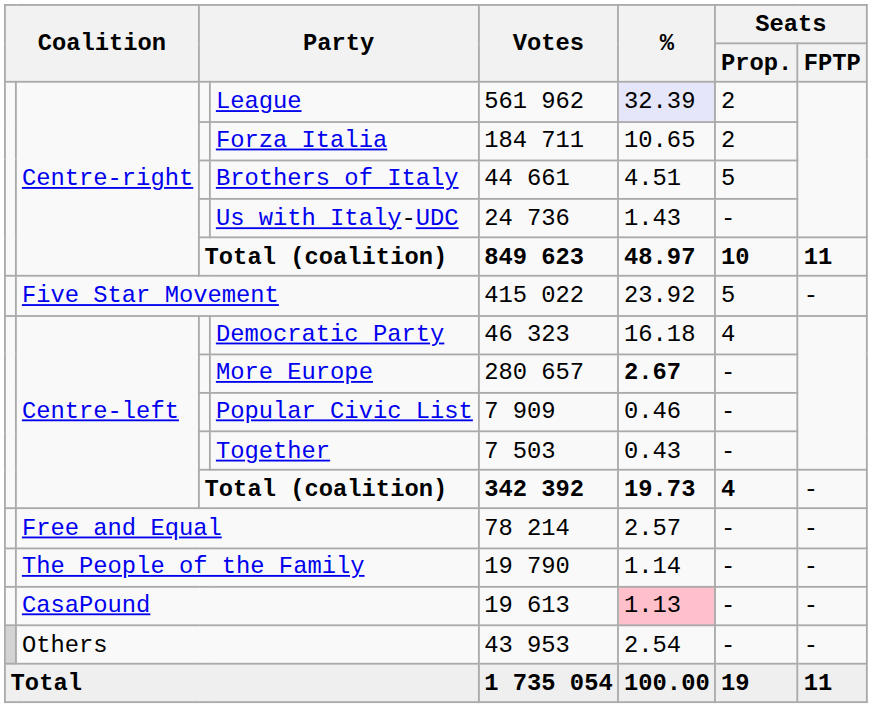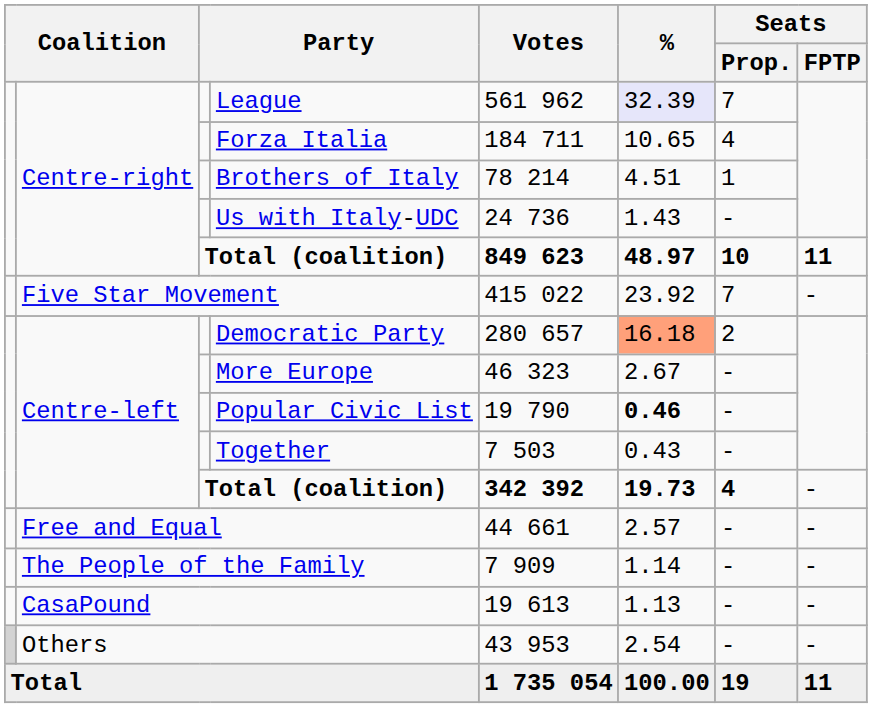(728, 102) 2 -> (728, 102) 7
(728, 141) 2 -> (728, 141) 4
(527, 179) 44 661 -> (527, 179) 78 214
(728, 179) 5 -> (728, 179) 1
(728, 296) 5 -> (728, 296) 7
(527, 334) 46 323 -> (534, 334) 280 657
(660, 334) no background -> (660, 334) lightsalmon background
(728, 334) 4 -> (728, 334) 2
(534, 373) 280 657 -> (527, 373) 46 323
(653, 373) bold -> (653, 373) normal
(520, 412) 7 909 -> (527, 412) 19 790
(653, 412) normal -> (653, 412) bold
(527, 528) 78 214 -> (527, 528) 44 661
(527, 567) 19 790 -> (520, 567) 7 909
(653, 606) pink background -> (653, 606) no background
